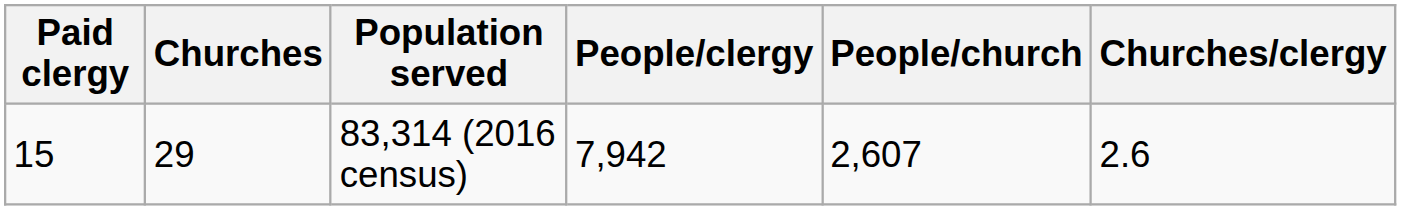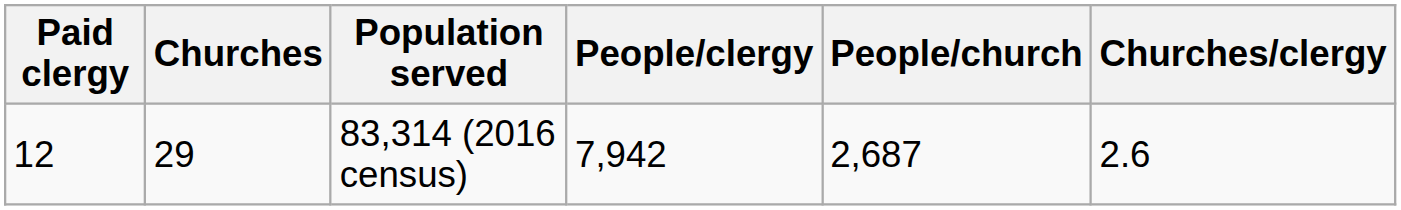(34, 153) 15 -> (34, 153) 12
(876, 153) 2,607 -> (876, 153) 2,687
